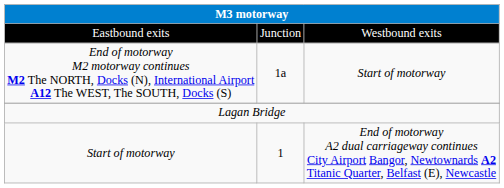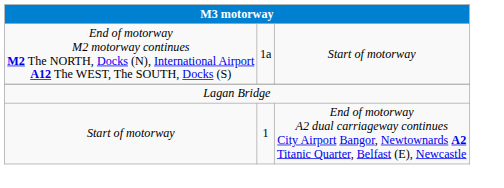- row: (131, 33)
